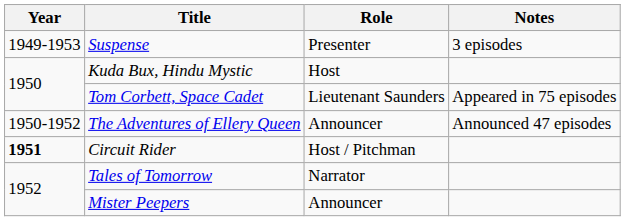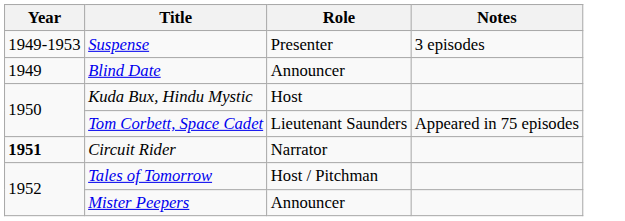+ row: (124, 70)
- row: (194, 123)
(362, 149) Host / Pitchman -> (299, 149) Narrator
(337, 176) Narrator -> (324, 176) Host / Pitchman
